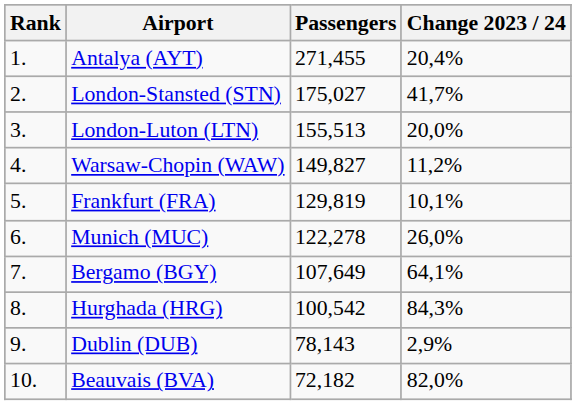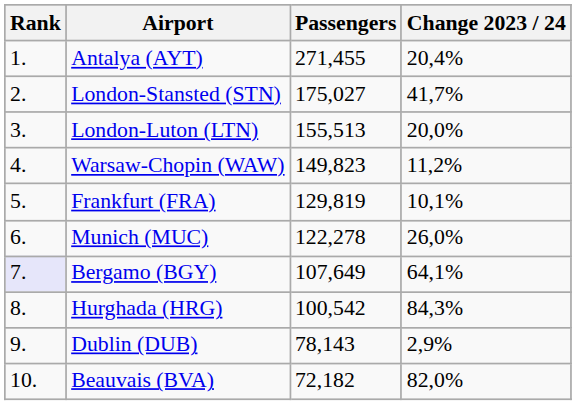(330, 165) 149,827 -> (330, 165) 149,823
(18, 273) no background -> (18, 273) lavender background
